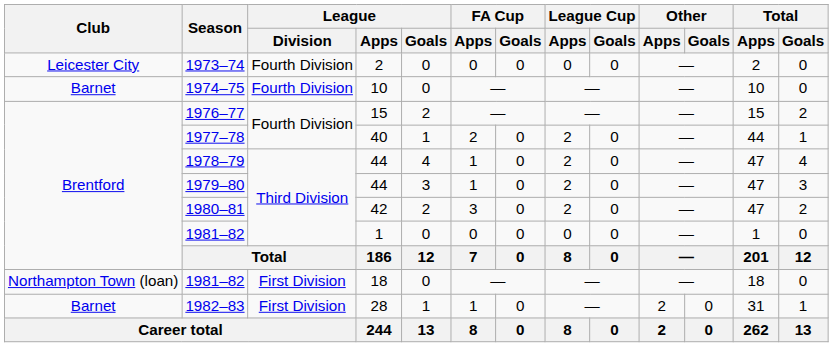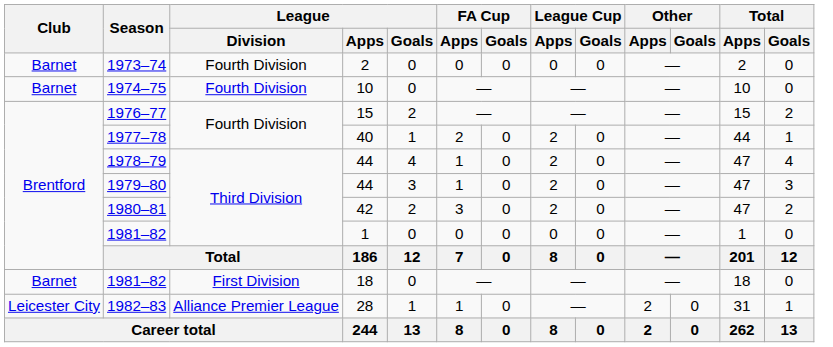(93, 64) Leicester City -> (54, 64) Barnet
(93, 281) Northampton Town (loan) -> (54, 281) Barnet
(93, 305) Barnet -> (54, 305) Leicester City
(302, 305) First Division -> (256, 305) Alliance Premier League
